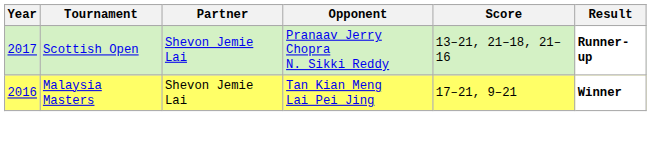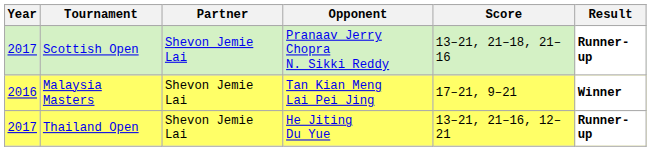+ row: (91, 128)
